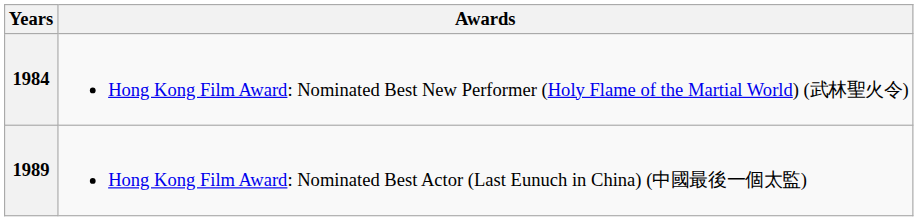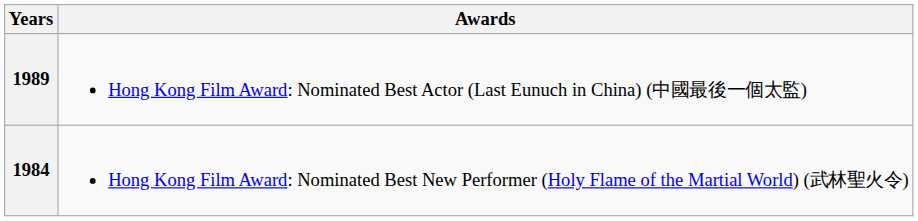rows swapped: (31, 79) <-> (31, 170)
